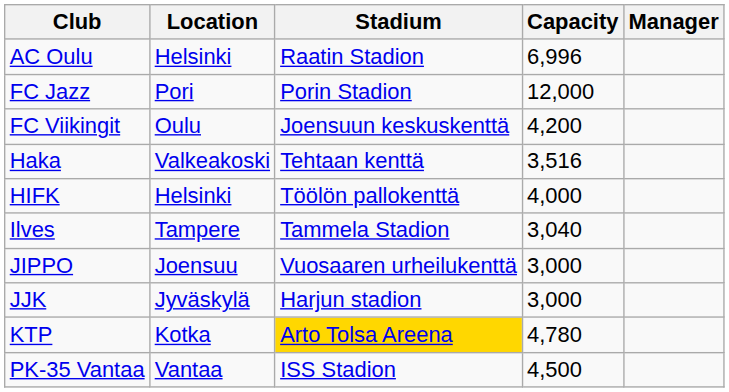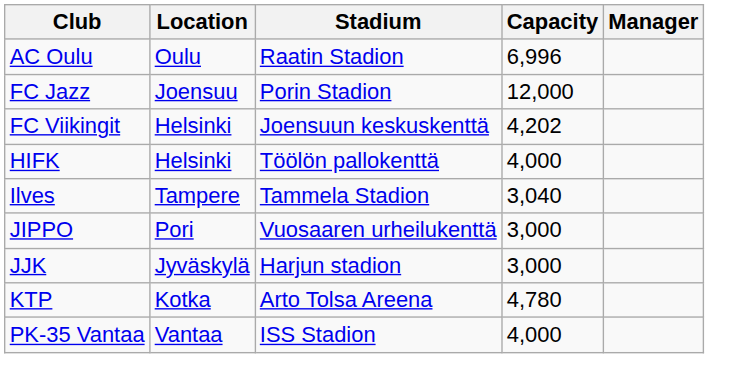(193, 56) Helsinki -> (178, 56) Oulu
(174, 91) Pori -> (196, 91) Joensuu
(178, 126) Oulu -> (193, 126) Helsinki
(554, 126) 4,200 -> (534, 126) 4,202
- row: (35, 160)
(196, 265) Joensuu -> (174, 230) Pori
(366, 334) gold background -> (346, 299) no background
(554, 369) 4,500 -> (534, 334) 4,000
